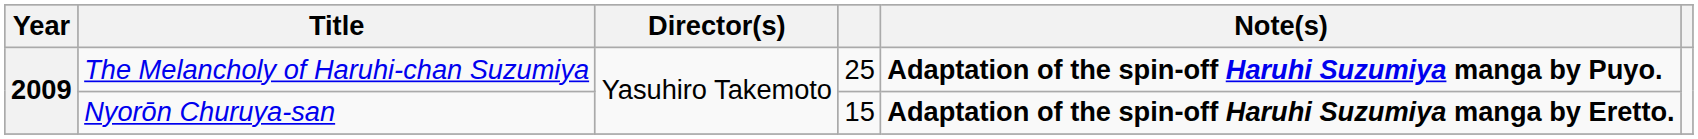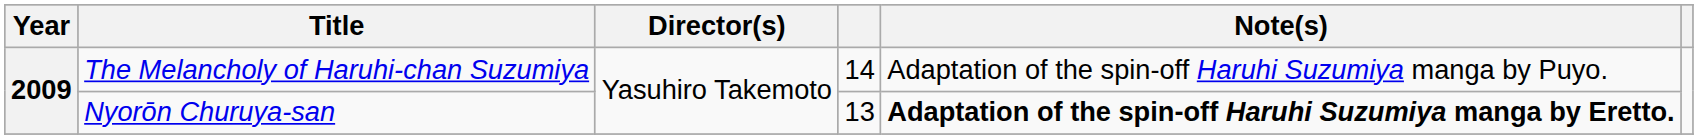(860, 69) 25 -> (860, 69) 14
(1275, 69) bold -> (1248, 69) normal
(860, 112) 15 -> (860, 112) 13
